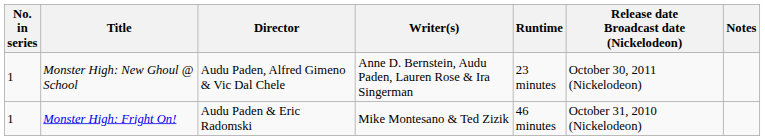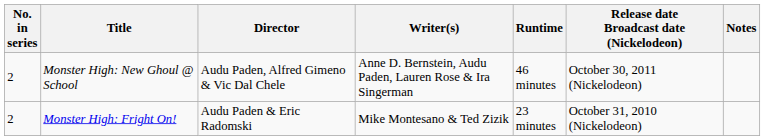(10, 77) 1 -> (10, 77) 2
(536, 77) 23 minutes -> (536, 77) 46 minutes
(10, 118) 1 -> (10, 118) 2
(536, 118) 46 minutes -> (536, 118) 23 minutes
